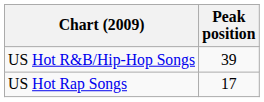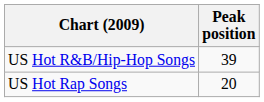(229, 84) 17 -> (229, 84) 20
